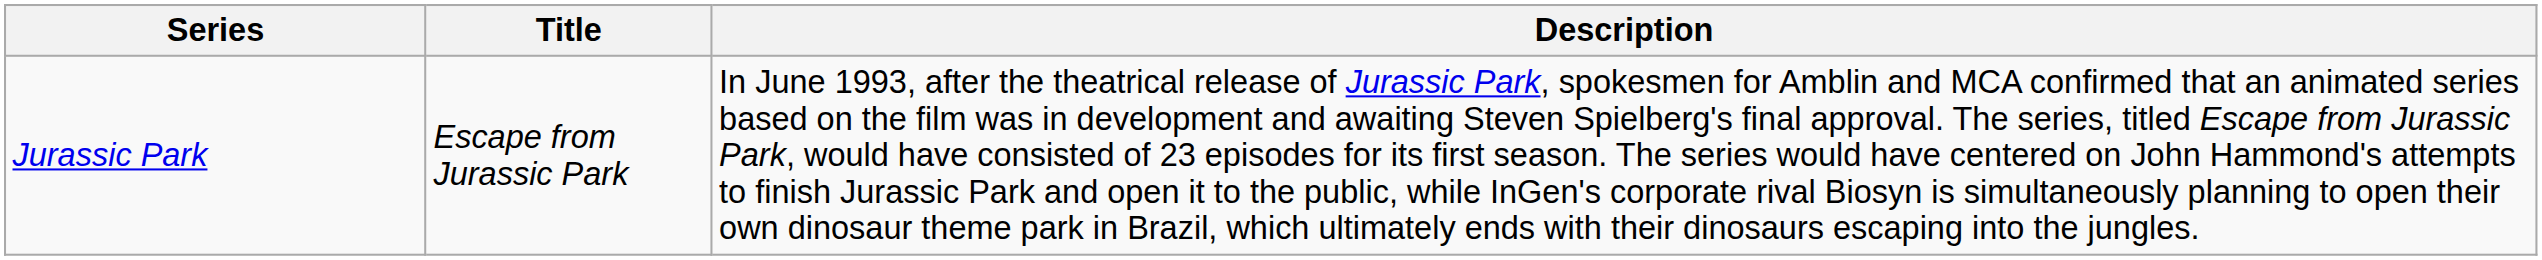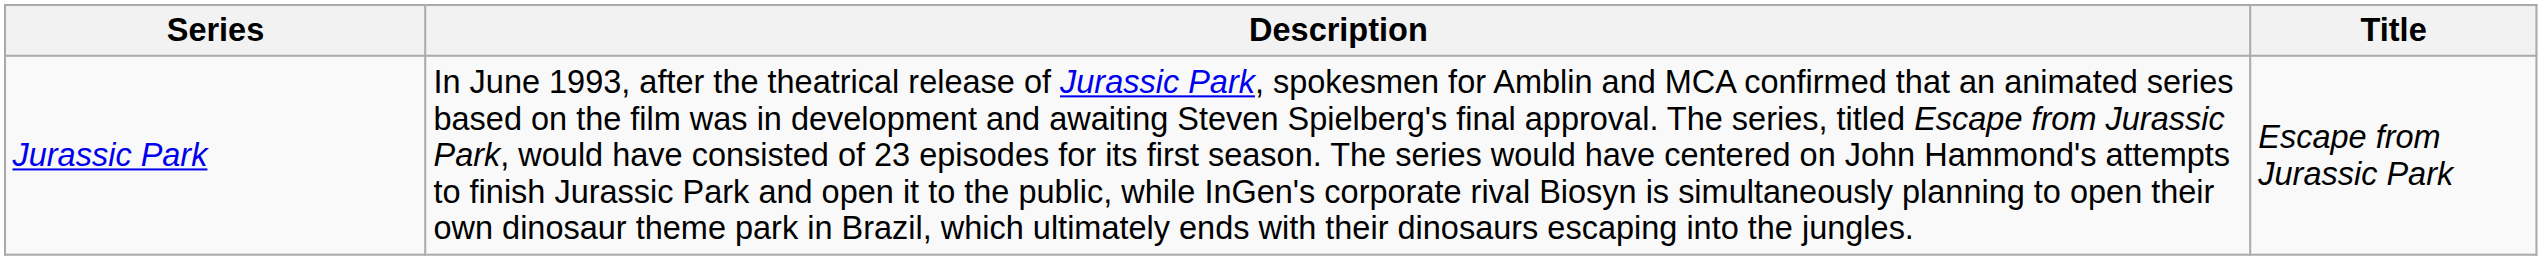columns swapped: (569, 30) <-> (1624, 30)
